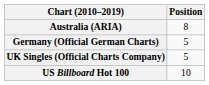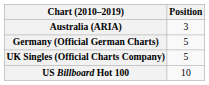(186, 27) 8 -> (186, 27) 3
